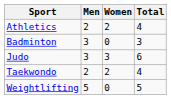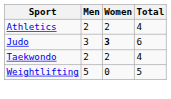- row: (32, 42)
(107, 57) normal -> (107, 42) bold
